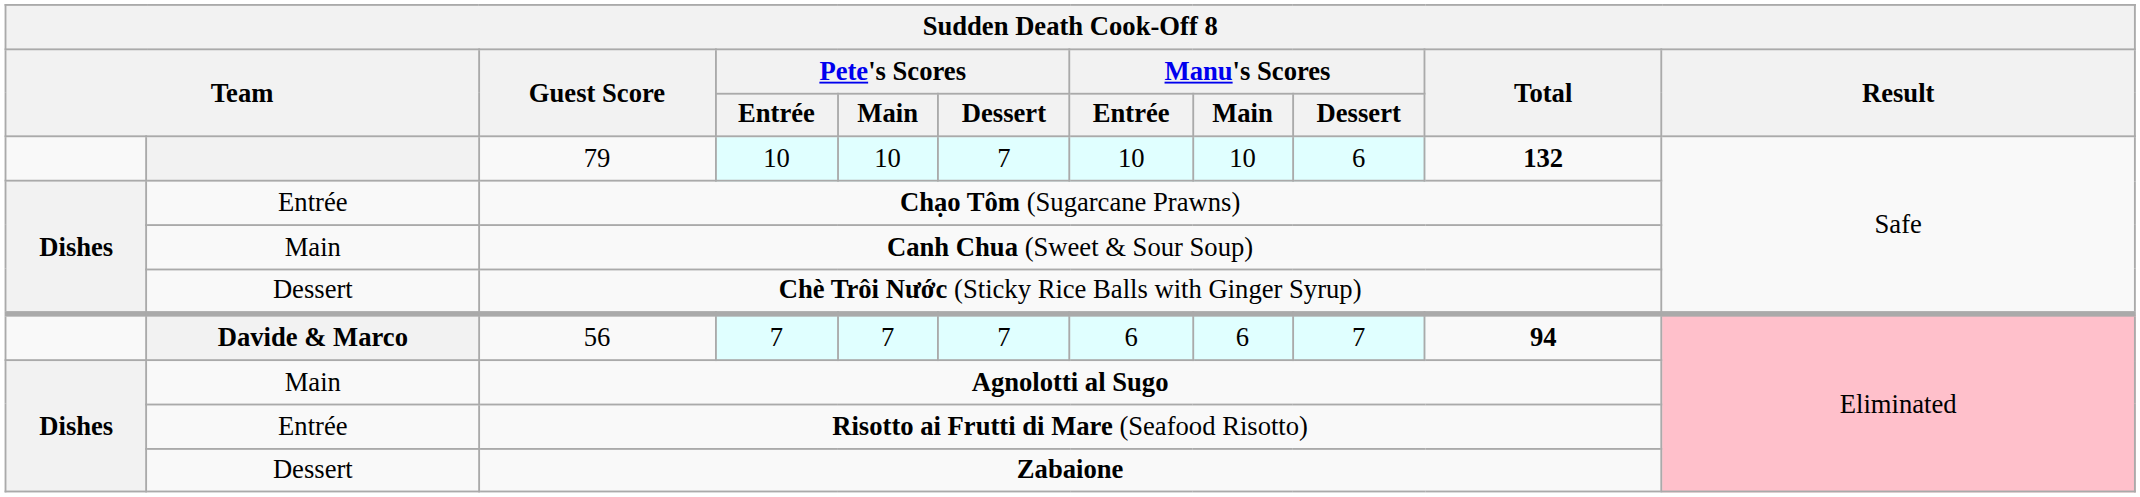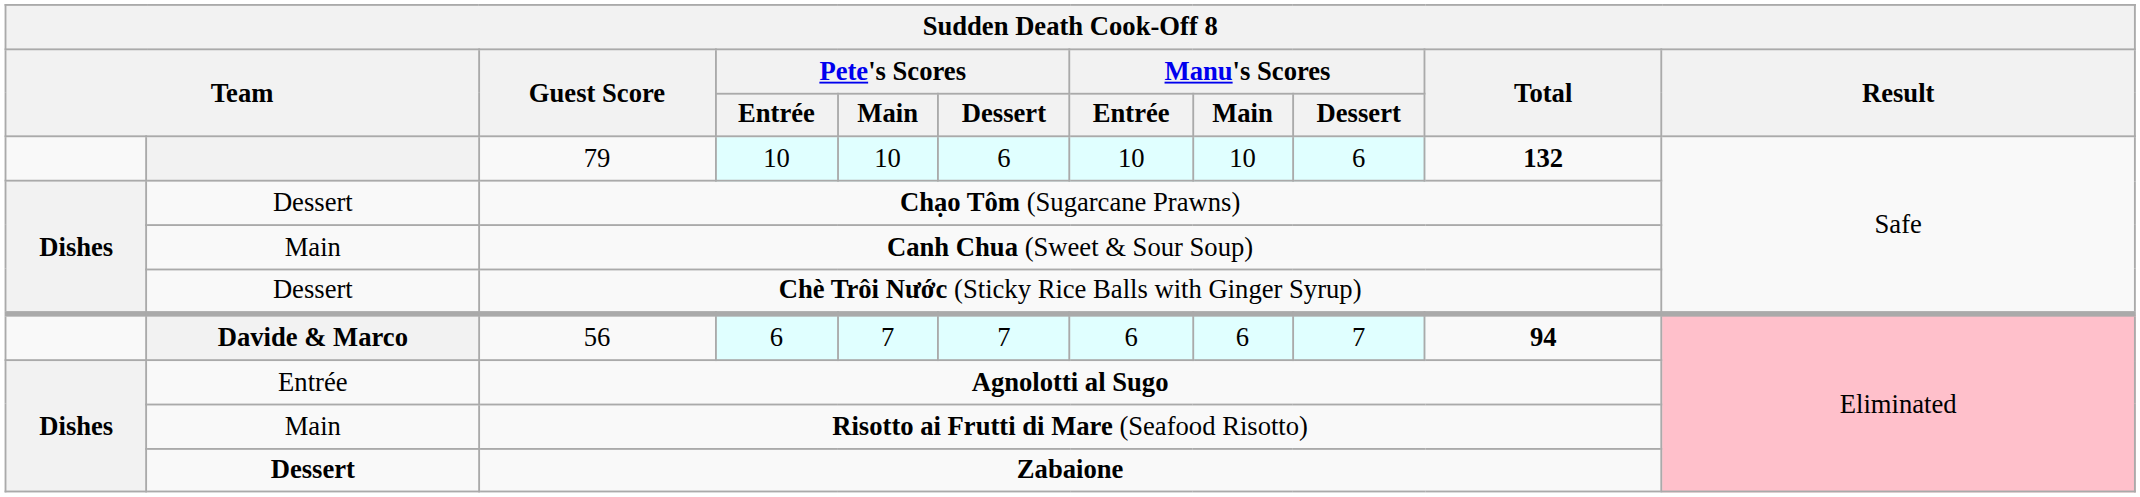(1004, 158) 7 -> (1004, 158) 6
(313, 202) Entrée -> (313, 202) Dessert
(776, 338) 7 -> (776, 338) 6
(313, 382) Main -> (313, 382) Entrée
(313, 425) Entrée -> (313, 425) Main
(313, 469) normal -> (313, 469) bold
